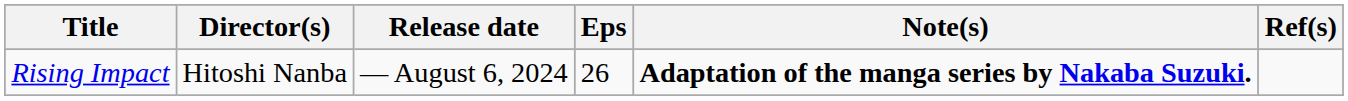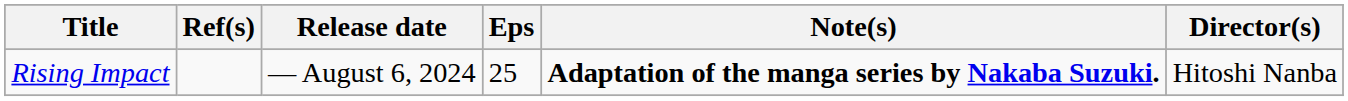columns swapped: (265, 26) <-> (1301, 26)
(595, 71) 26 -> (503, 71) 25
